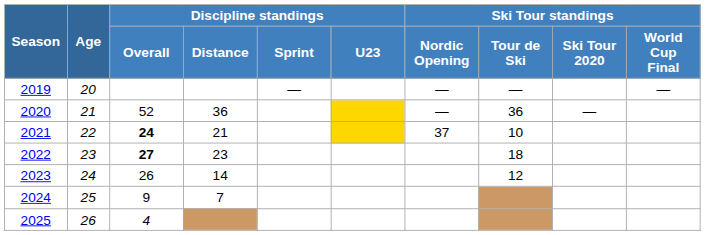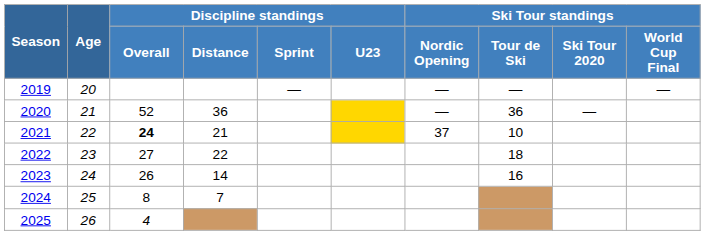(146, 154) bold -> (146, 154) normal
(220, 154) 23 -> (220, 154) 22
(516, 176) 12 -> (516, 176) 16
(146, 198) 9 -> (146, 198) 8
